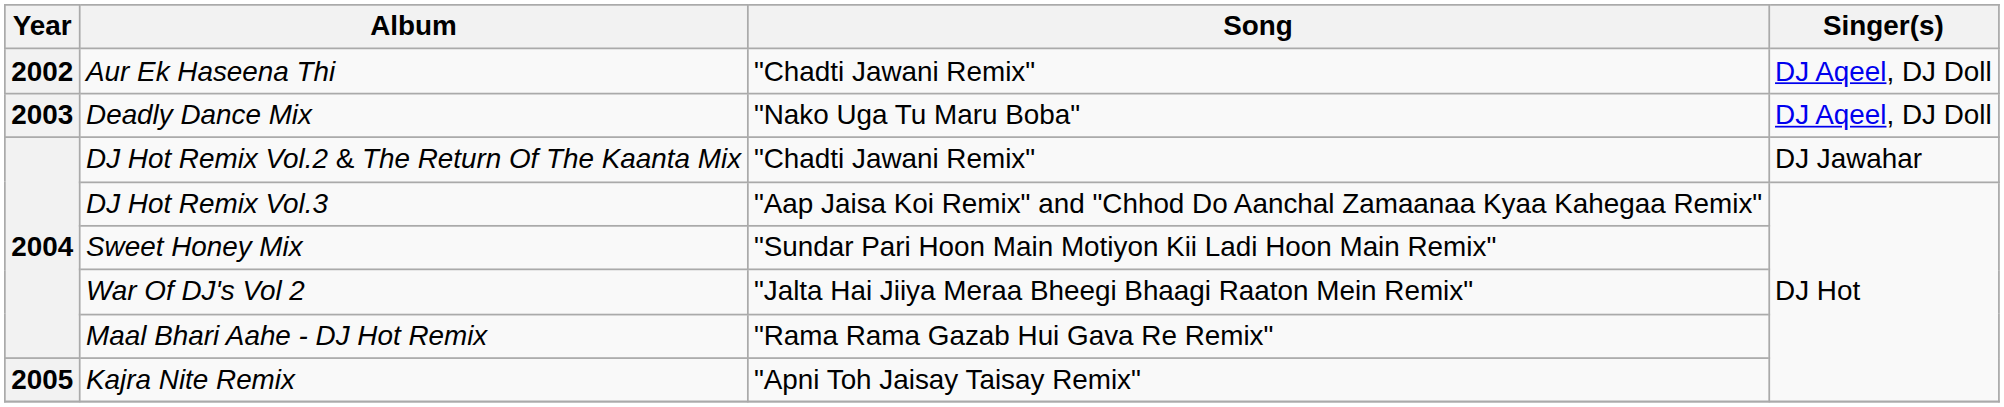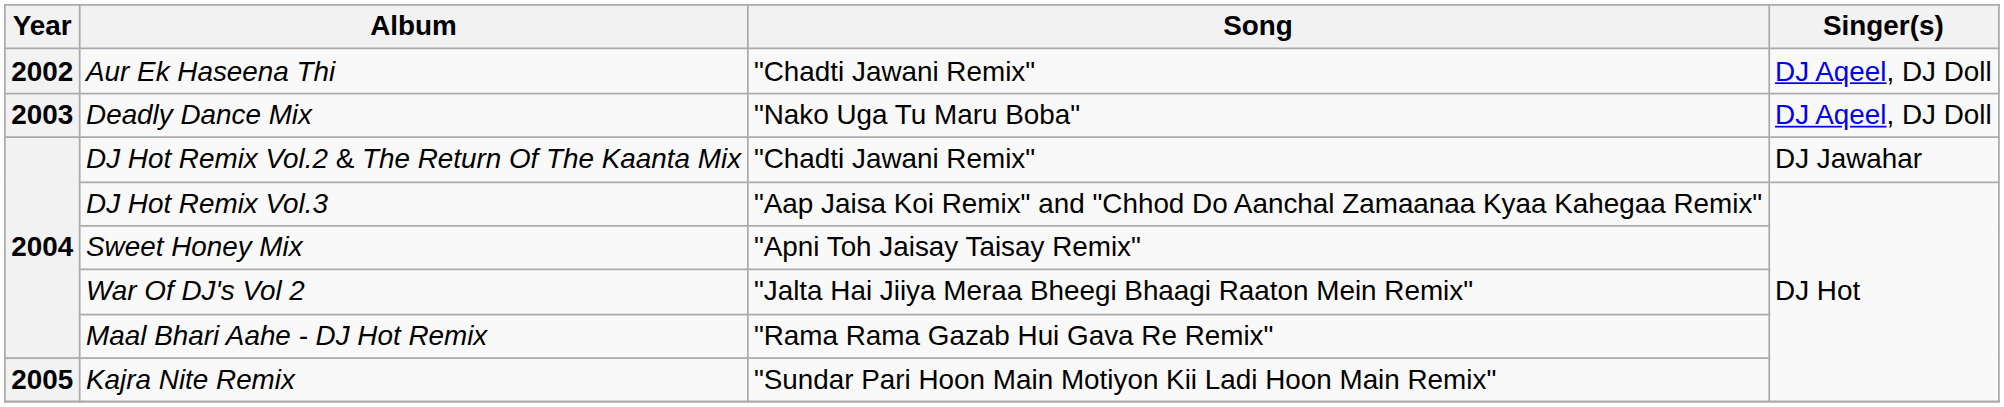(1125, 247) "Sundar Pari Hoon Main Motiyon Kii Ladi Hoon Main Remix" -> (947, 247) "Apni Toh Jaisay Taisay Remix"
(947, 379) "Apni Toh Jaisay Taisay Remix" -> (1125, 379) "Sundar Pari Hoon Main Motiyon Kii Ladi Hoon Main Remix"
